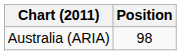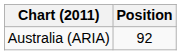(144, 38) 98 -> (144, 38) 92
